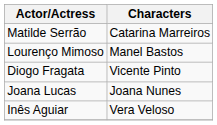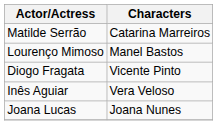rows swapped: (38, 110) <-> (42, 91)
